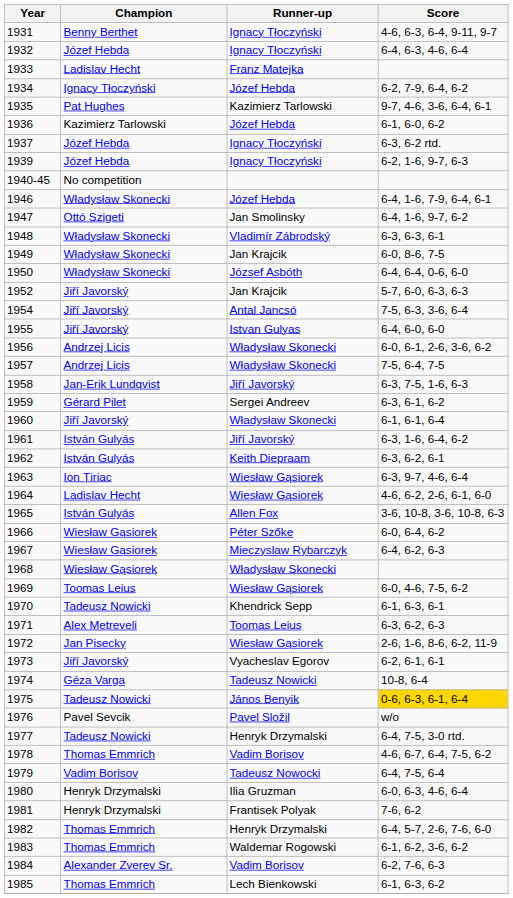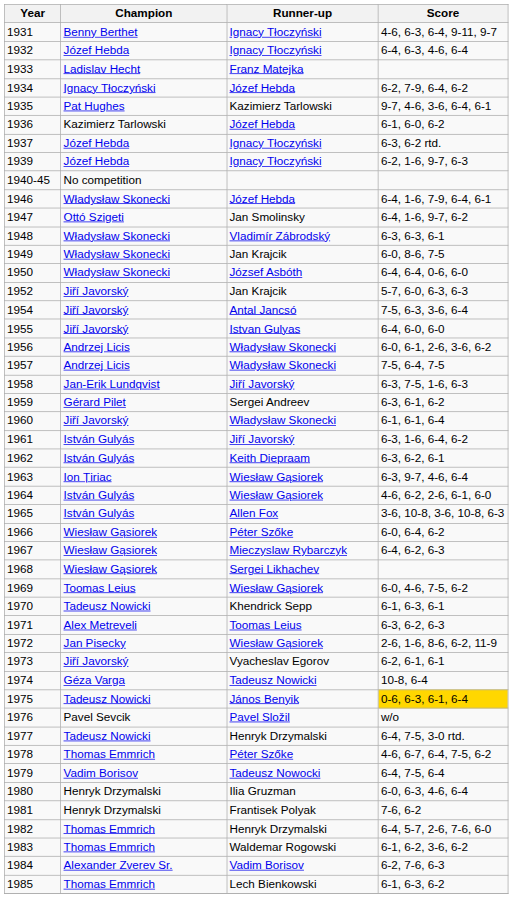(102, 495) Ladislav Hecht -> (99, 495) István Gulyás
(283, 569) Władysław Skonecki -> (274, 569) Sergei Likhachev
(267, 754) Vadim Borisov -> (261, 754) Péter Szőke
